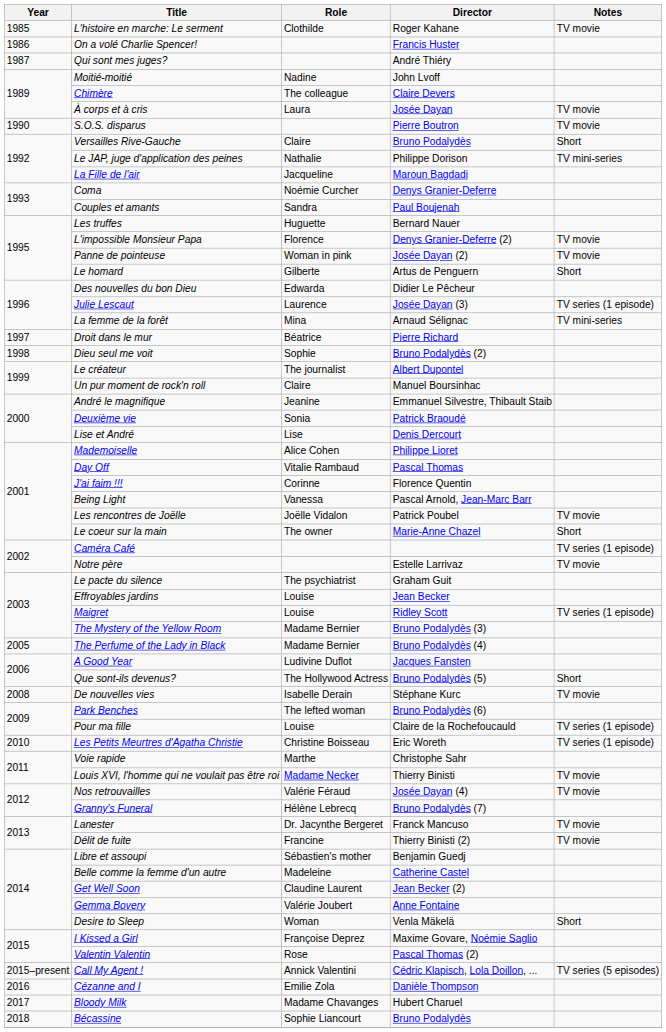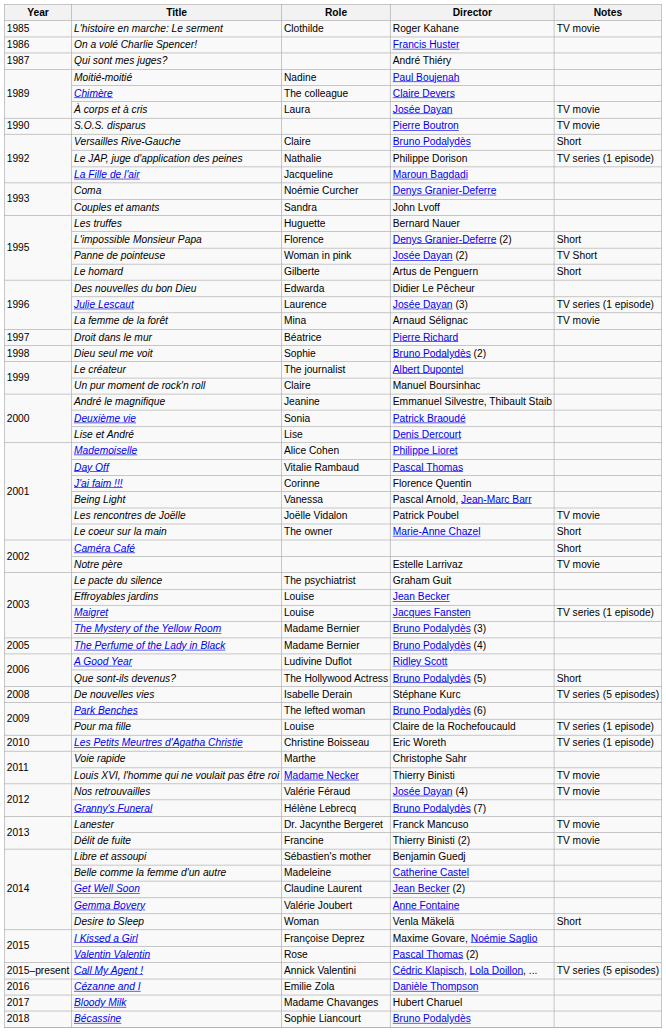(416, 77) John Lvoff -> (426, 77) Paul Boujenah
(589, 158) TV mini-series -> (605, 158) TV series (1 episode)
(426, 207) Paul Boujenah -> (416, 207) John Lvoff
(578, 239) TV movie -> (569, 239) Short
(578, 256) TV movie -> (577, 256) TV Short
(589, 321) TV mini-series -> (578, 321) TV movie
(605, 548) TV series (1 episode) -> (569, 548) Short
(420, 613) Ridley Scott -> (432, 613) Jacques Fansten
(432, 662) Jacques Fansten -> (420, 662) Ridley Scott
(578, 694) TV movie -> (608, 694) TV series (5 episodes)
